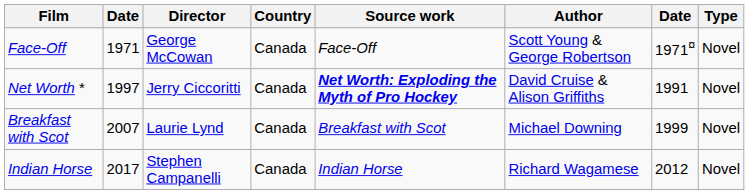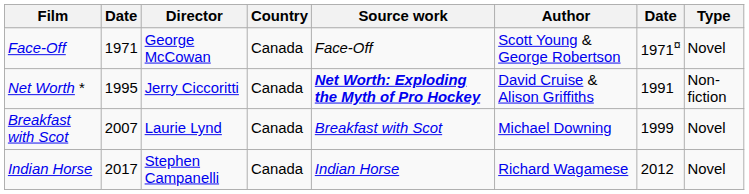(123, 88) 1997 -> (121, 88) 1995
(721, 88) Novel -> (707, 88) Non-fiction
